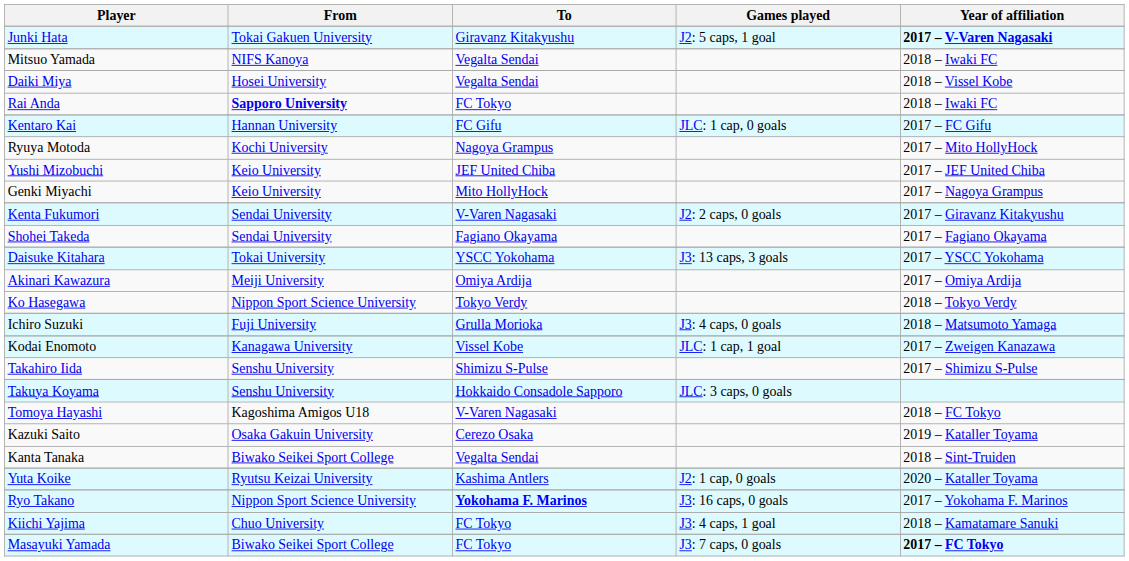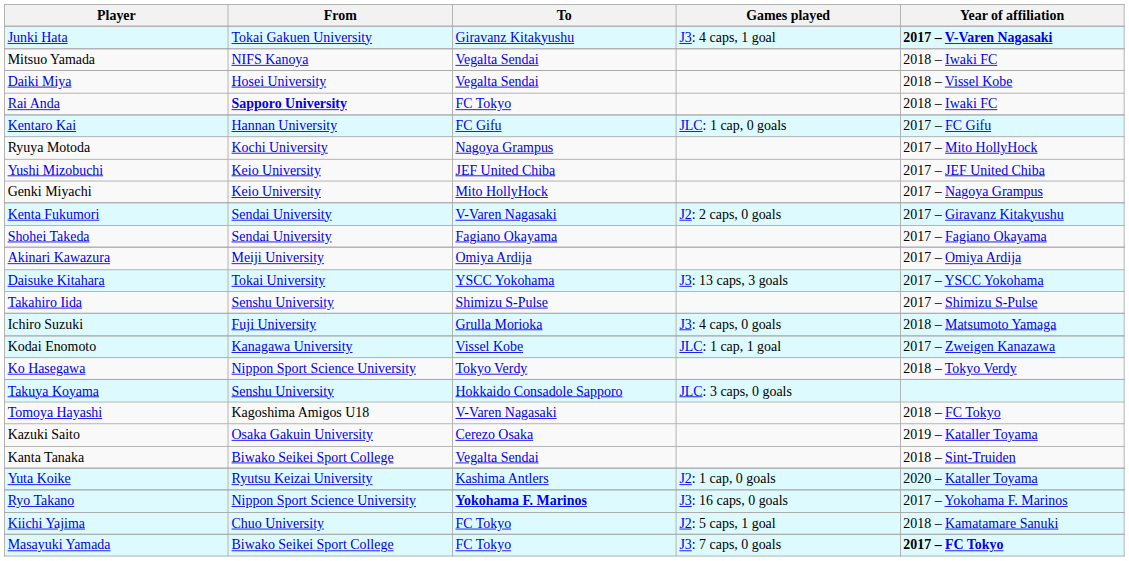(728, 37) J2: 5 caps, 1 goal -> (728, 37) J3: 4 caps, 1 goal
rows swapped: (56, 258) <-> (59, 280)
rows swapped: (46, 302) <-> (45, 368)
(728, 523) J3: 4 caps, 1 goal -> (728, 523) J2: 5 caps, 1 goal
